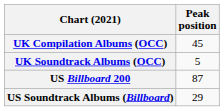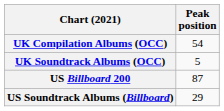(198, 43) 45 -> (198, 43) 54
